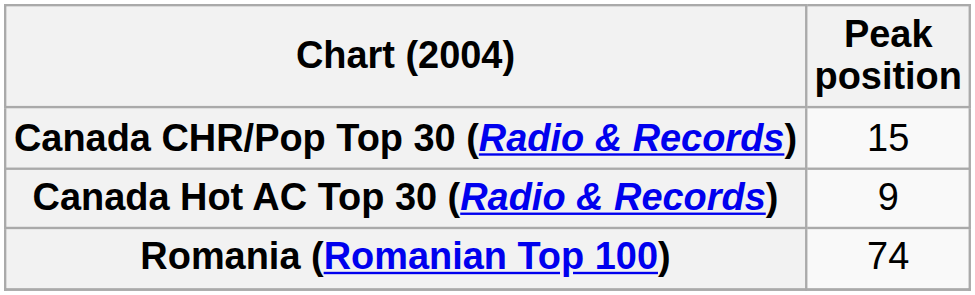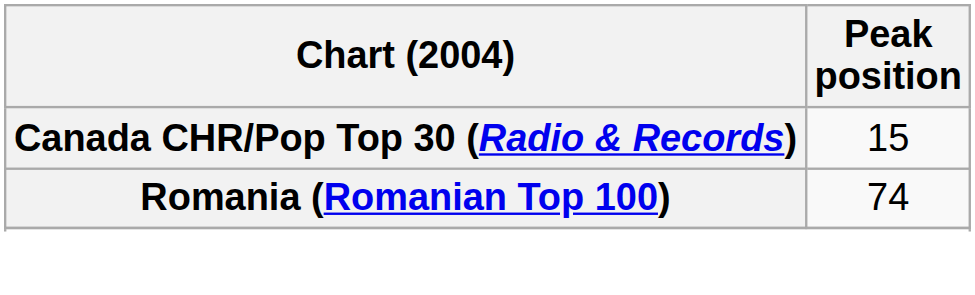- row: (405, 197)
